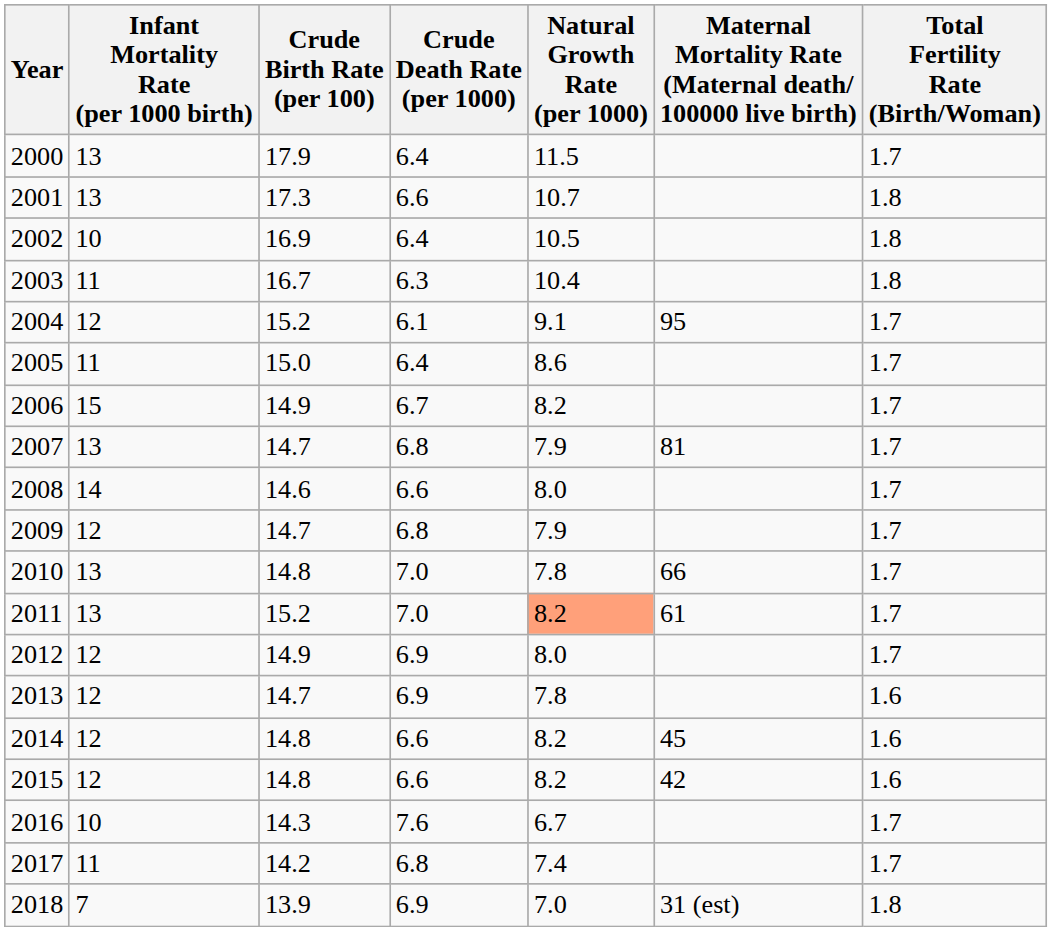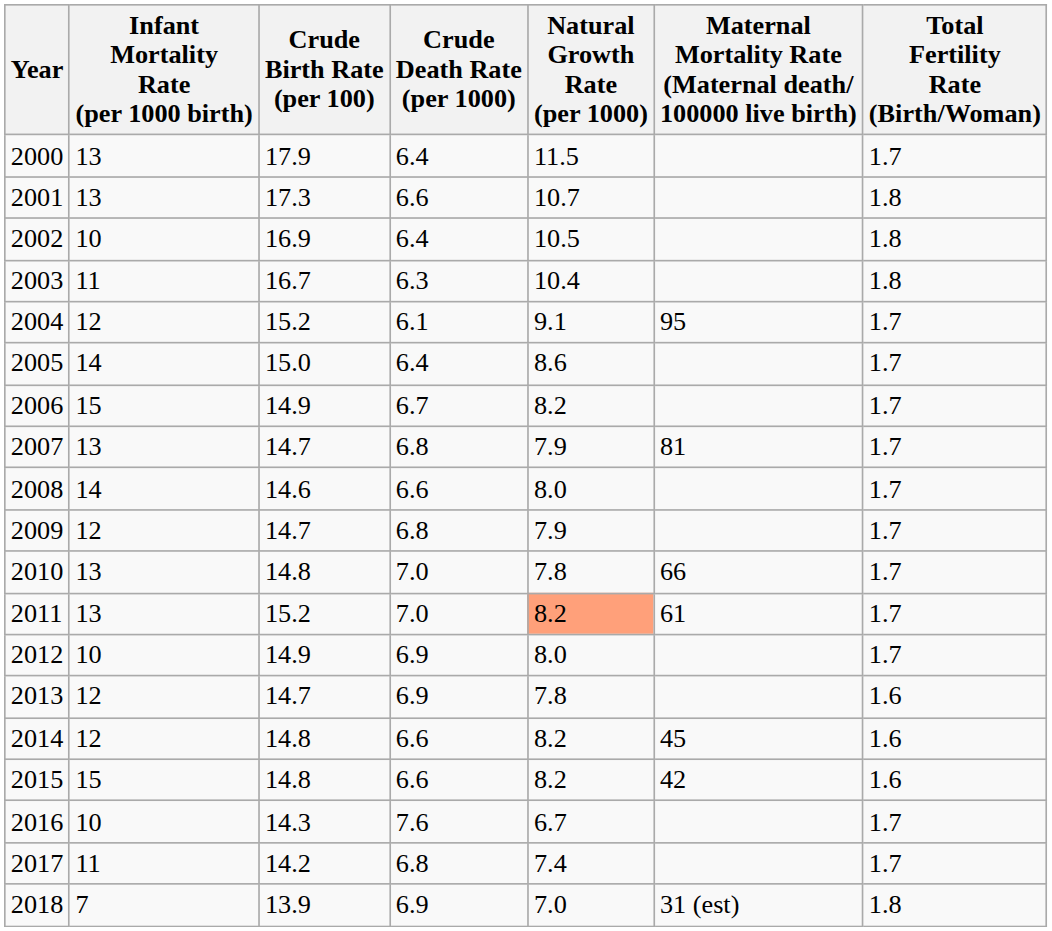(88, 363) 11 -> (89, 363) 14
(89, 654) 12 -> (89, 654) 10
(89, 779) 12 -> (89, 779) 15
